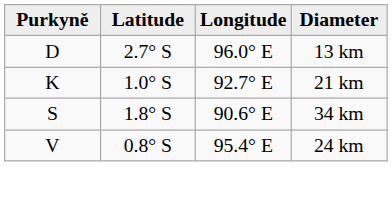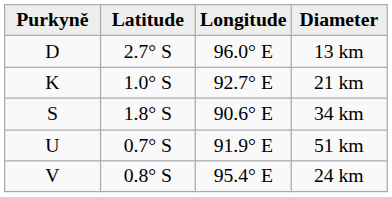+ row: (339, 144)
